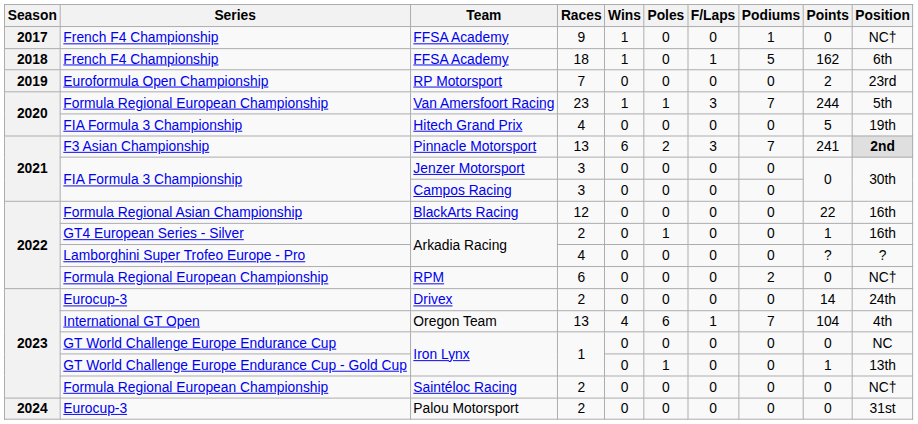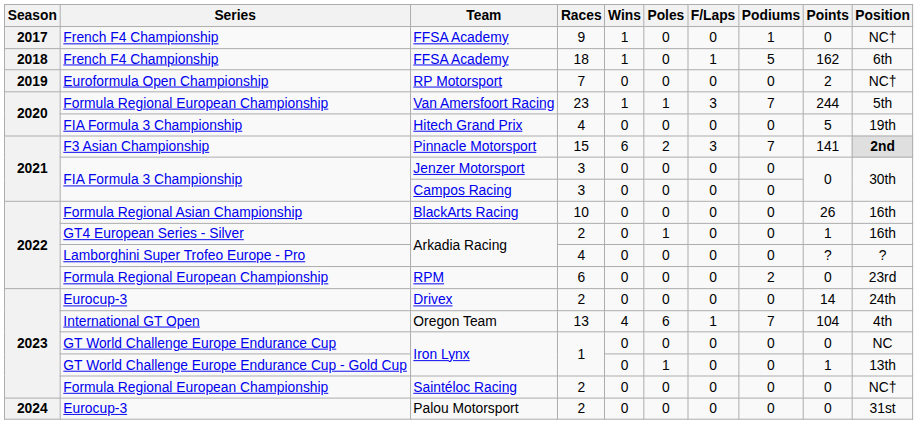(883, 81) 23rd -> (883, 81) NC†
(581, 147) 13 -> (581, 147) 15
(828, 147) 241 -> (828, 147) 141
(581, 212) 12 -> (581, 212) 10
(828, 212) 22 -> (828, 212) 26
(883, 278) NC† -> (883, 278) 23rd
